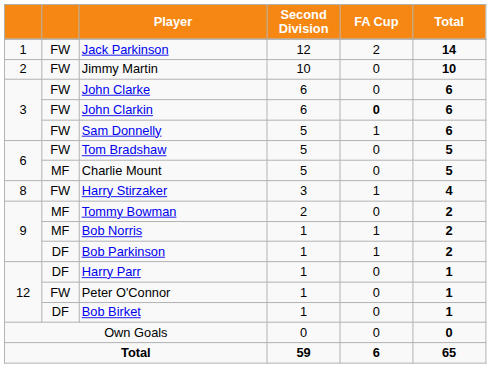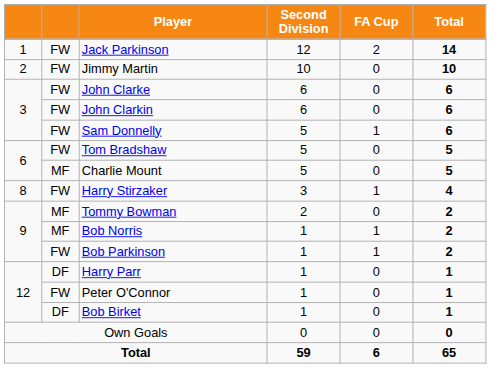(376, 110) bold -> (376, 110) normal
(60, 252) DF -> (60, 252) FW
